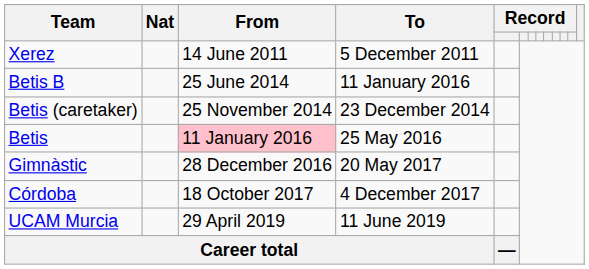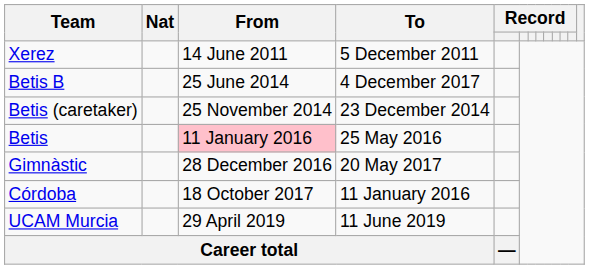(405, 82) 11 January 2016 -> (410, 82) 4 December 2017
(410, 194) 4 December 2017 -> (405, 194) 11 January 2016
